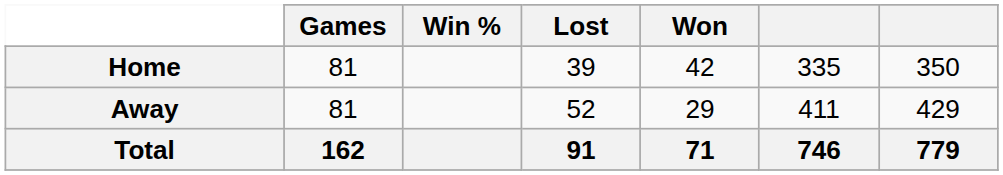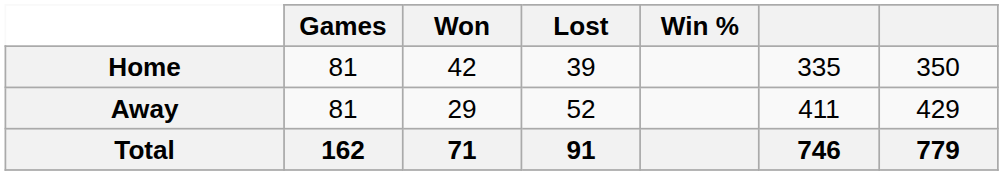columns swapped: (700, 26) <-> (462, 26)
